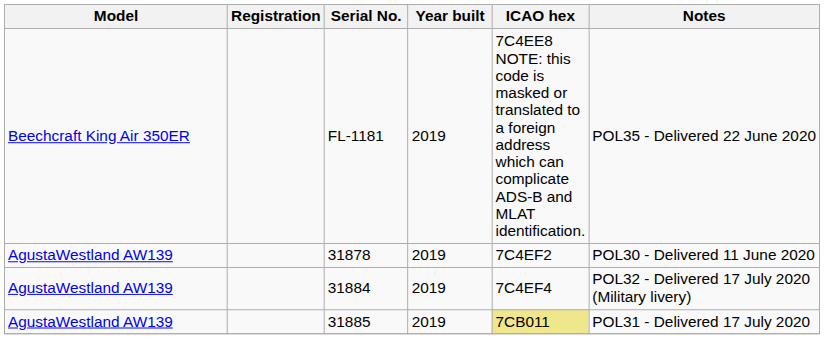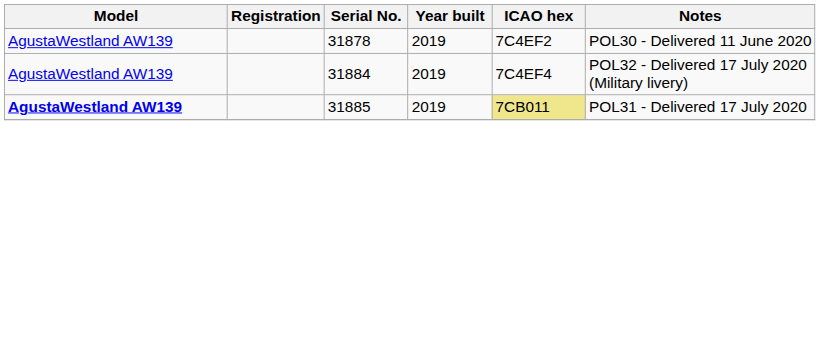- row: (356, 136)
(90, 321) normal -> (95, 107) bold
